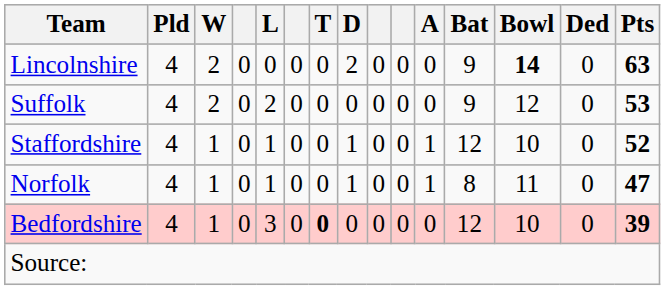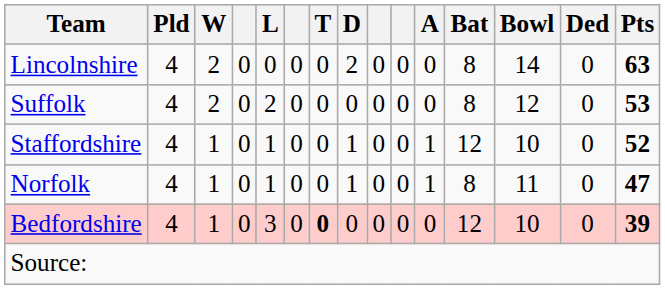(469, 64) 9 -> (469, 64) 8
(527, 64) bold -> (527, 64) normal
(469, 104) 9 -> (469, 104) 8
